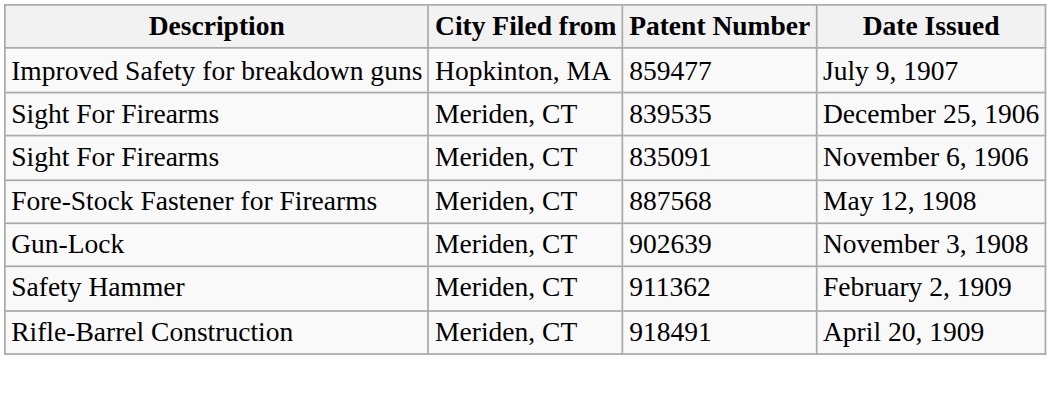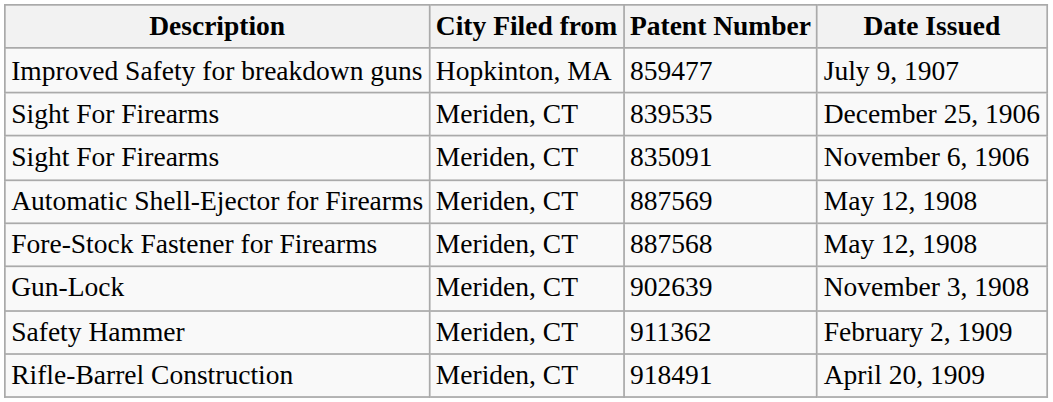+ row: (671, 200)
